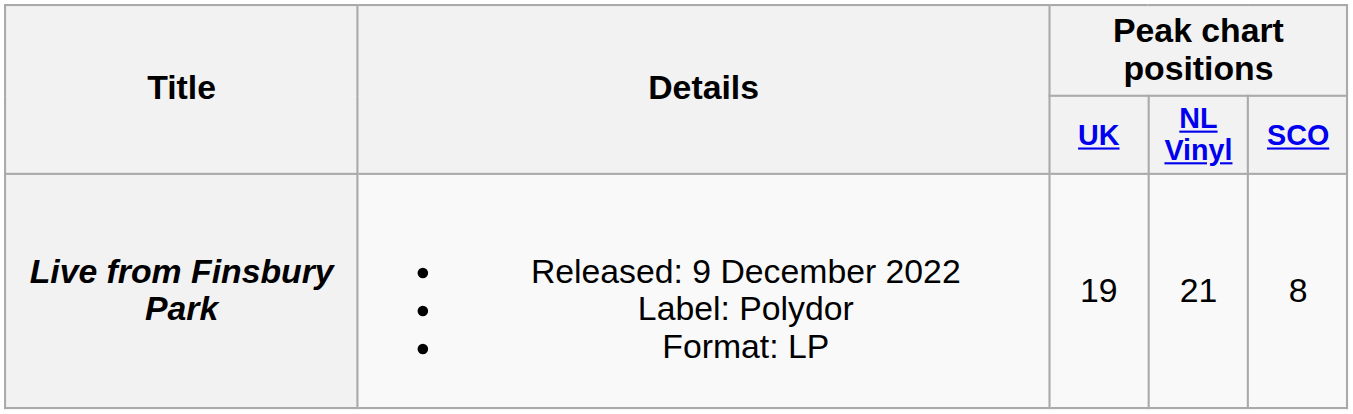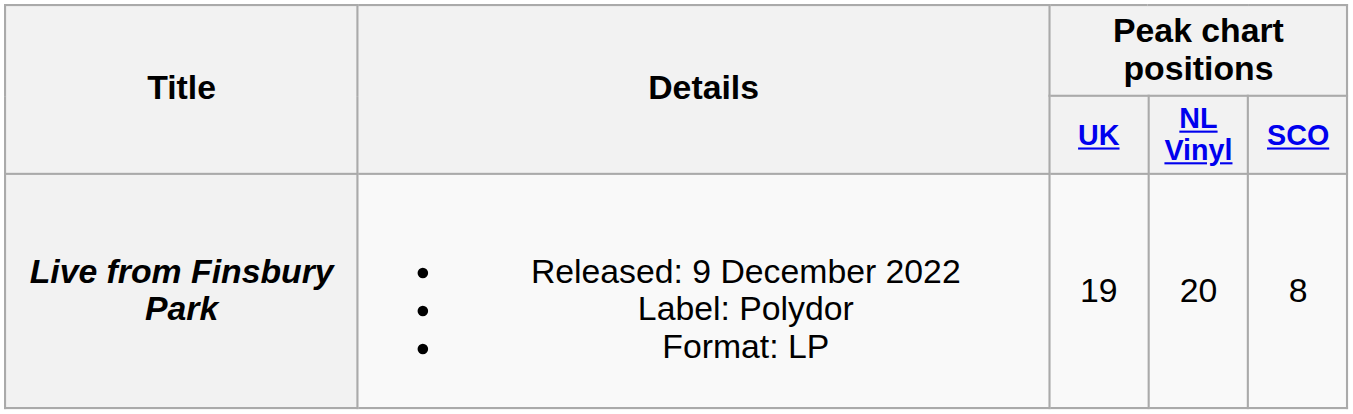(1198, 290) 21 -> (1198, 290) 20
